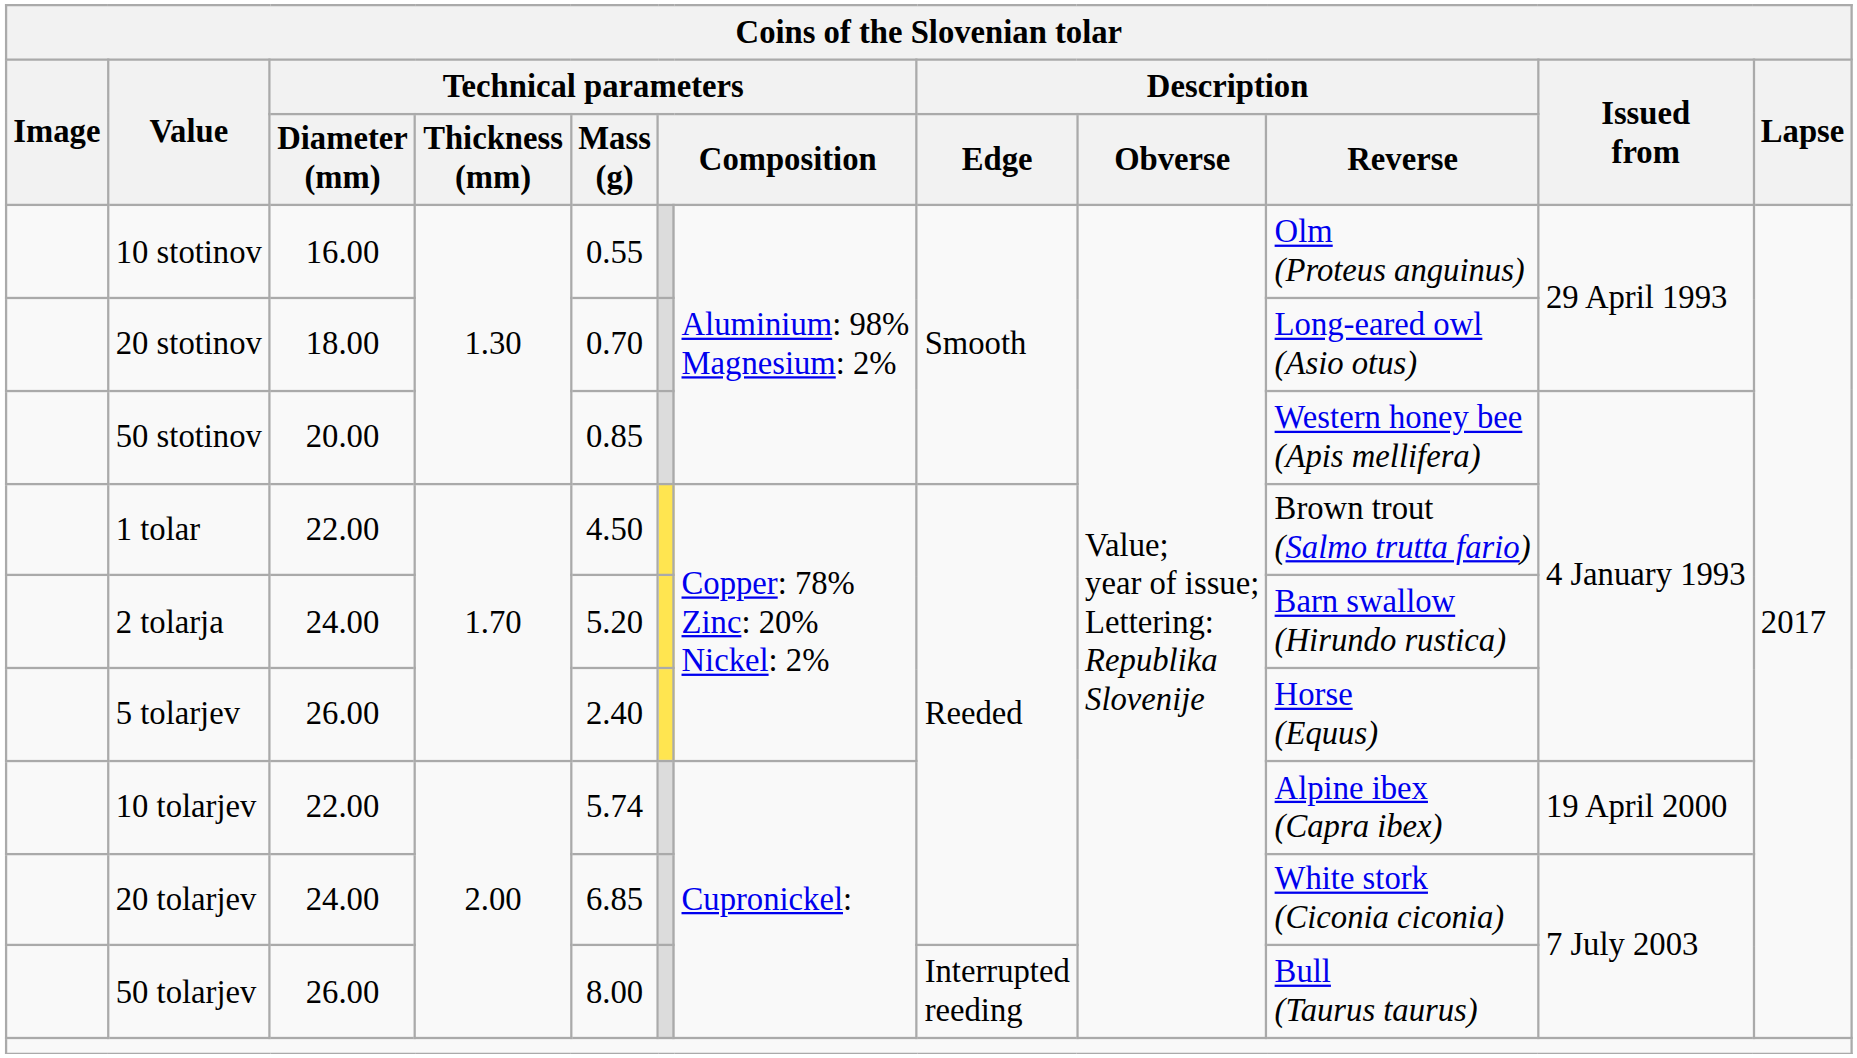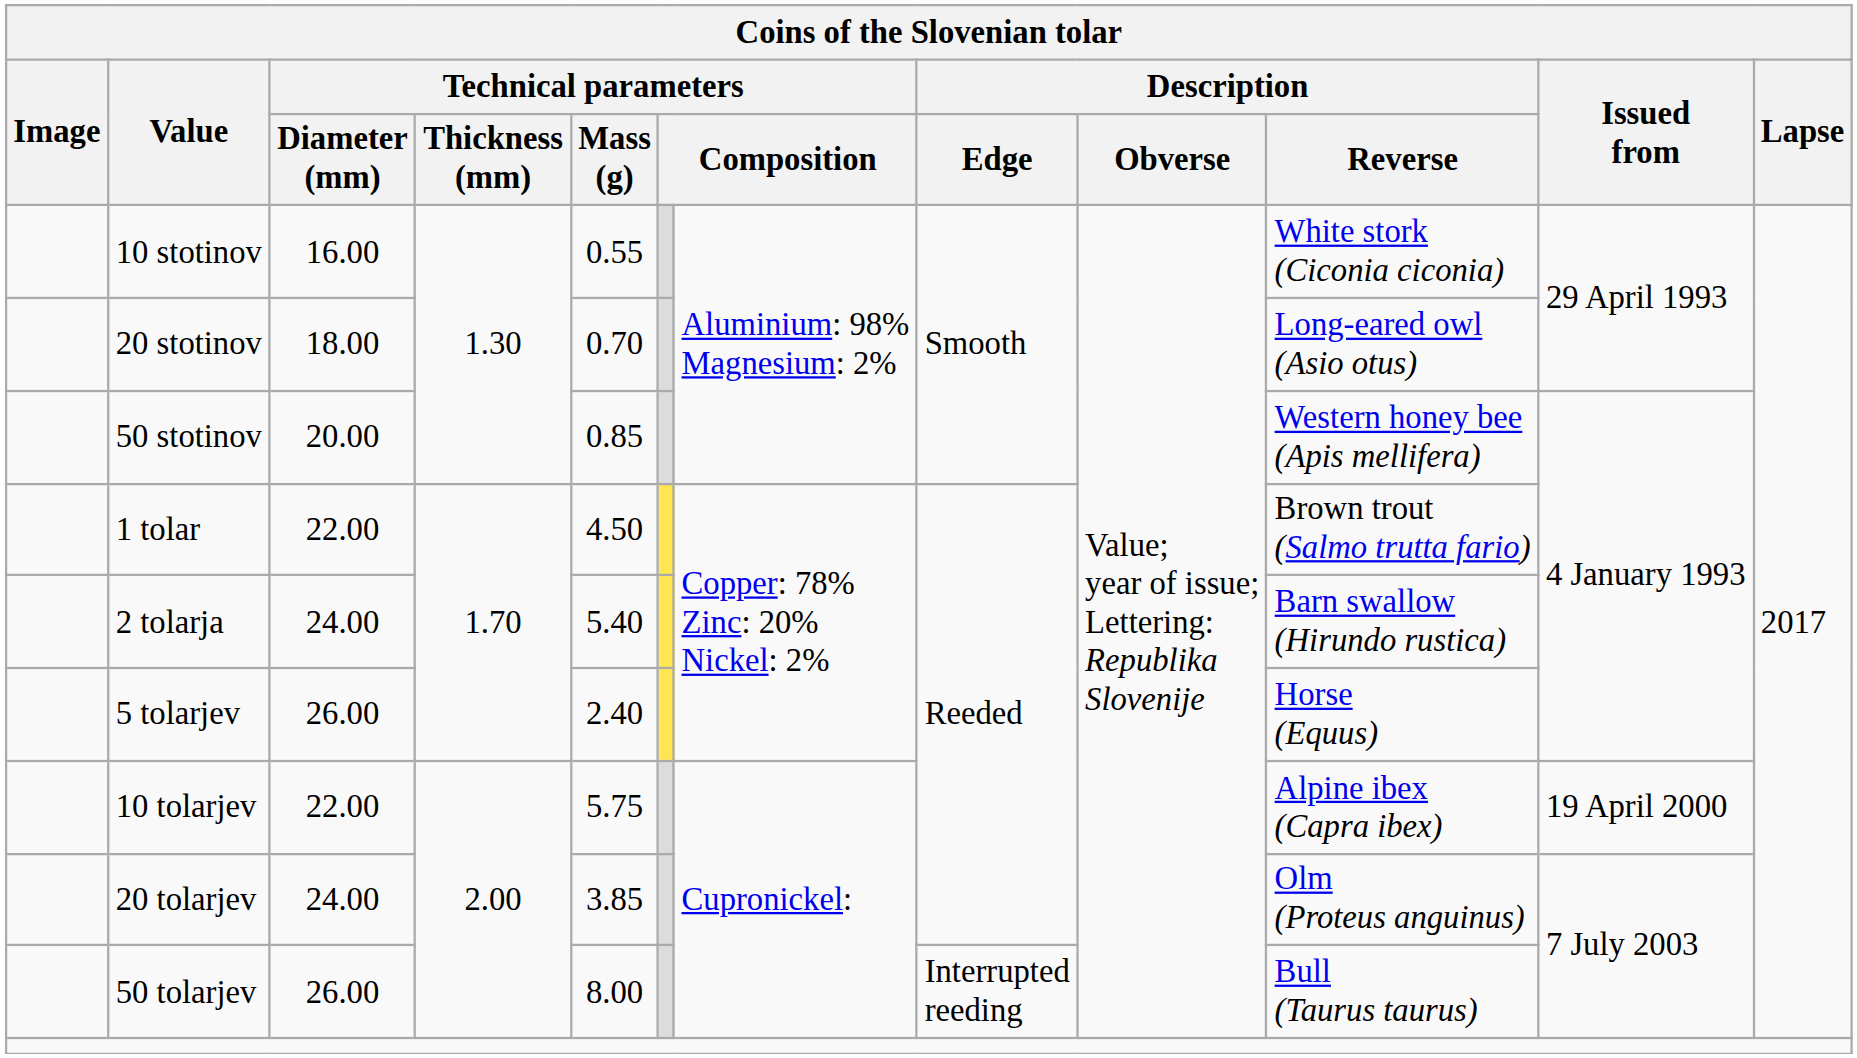(1400, 251) Olm (Proteus anguinus) -> (1389, 251) White stork (Ciconia ciconia)
(615, 621) 5.20 -> (615, 621) 5.40
(615, 806) 5.74 -> (615, 806) 5.75
(615, 898) 6.85 -> (615, 898) 3.85
(1389, 898) White stork (Ciconia ciconia) -> (1400, 898) Olm (Proteus anguinus)
